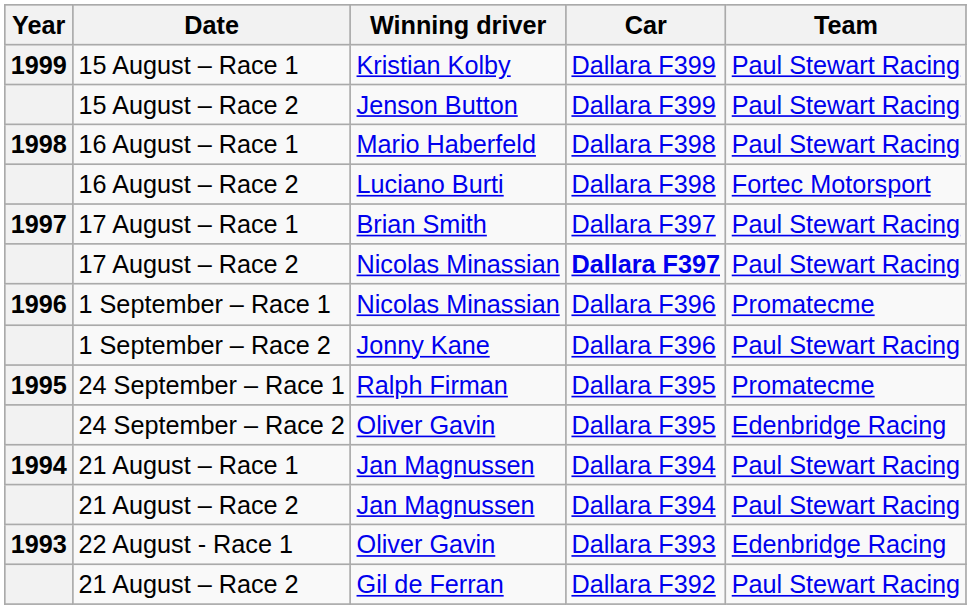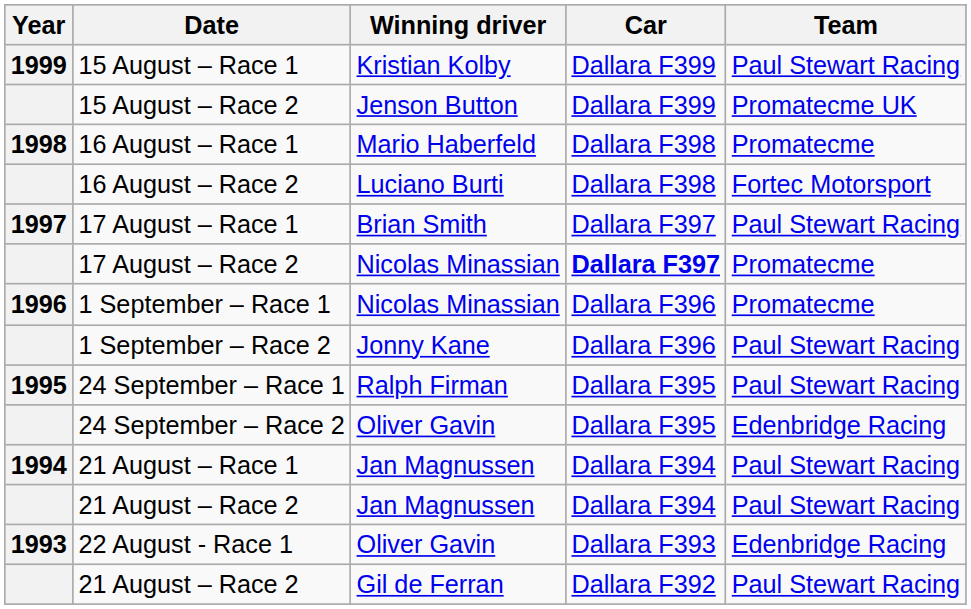(846, 105) Paul Stewart Racing -> (824, 105) Promatecme UK
(846, 145) Paul Stewart Racing -> (803, 145) Promatecme
(846, 265) Paul Stewart Racing -> (803, 265) Promatecme
(803, 384) Promatecme -> (846, 384) Paul Stewart Racing
